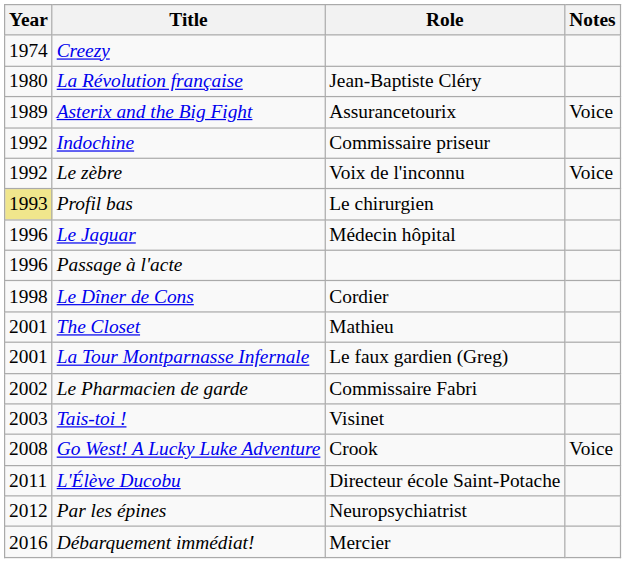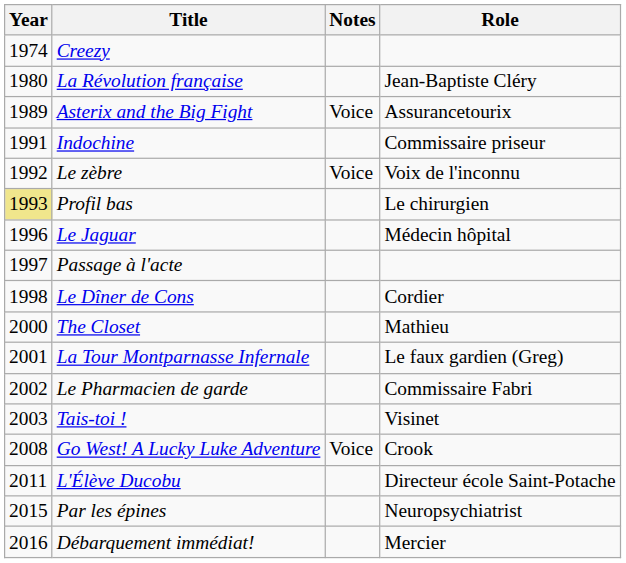columns swapped: (445, 19) <-> (592, 19)
(28, 142) 1992 -> (28, 142) 1991
(28, 265) 1996 -> (28, 265) 1997
(28, 326) 2001 -> (28, 326) 2000
(28, 511) 2012 -> (28, 511) 2015
